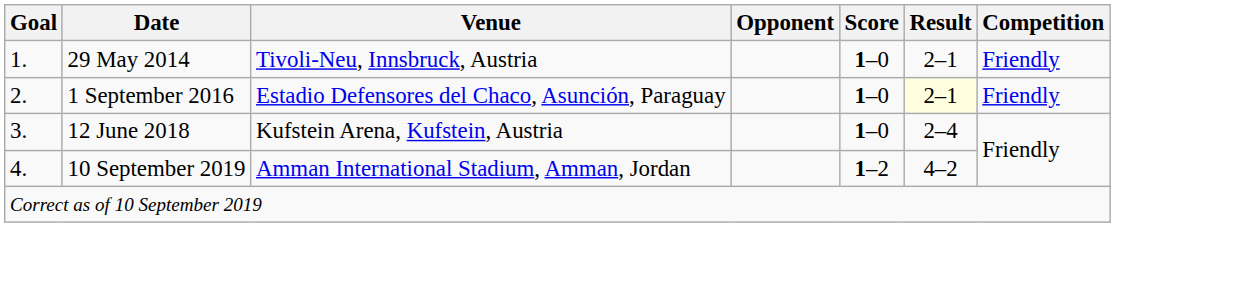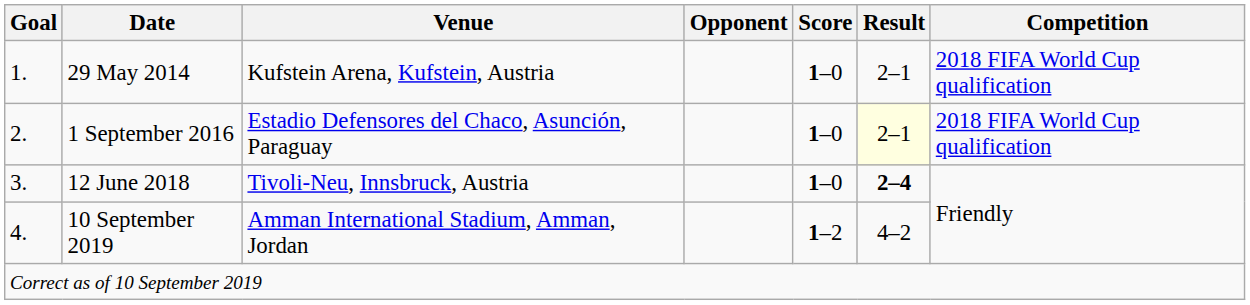(397, 58) Tivoli-Neu, Innsbruck, Austria -> (401, 71) Kufstein Arena, Kufstein, Austria
(1021, 58) Friendly -> (1038, 71) 2018 FIFA World Cup qualification
(1021, 95) Friendly -> (1038, 133) 2018 FIFA World Cup qualification
(410, 131) Kufstein Arena, Kufstein, Austria -> (388, 182) Tivoli-Neu, Innsbruck, Austria
(941, 131) normal -> (894, 182) bold
